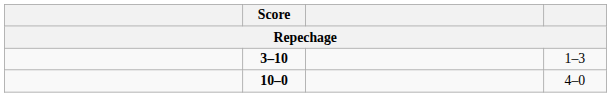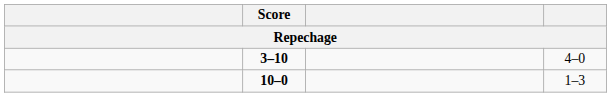(575, 59) 1–3 -> (575, 59) 4–0
(575, 80) 4–0 -> (575, 80) 1–3
